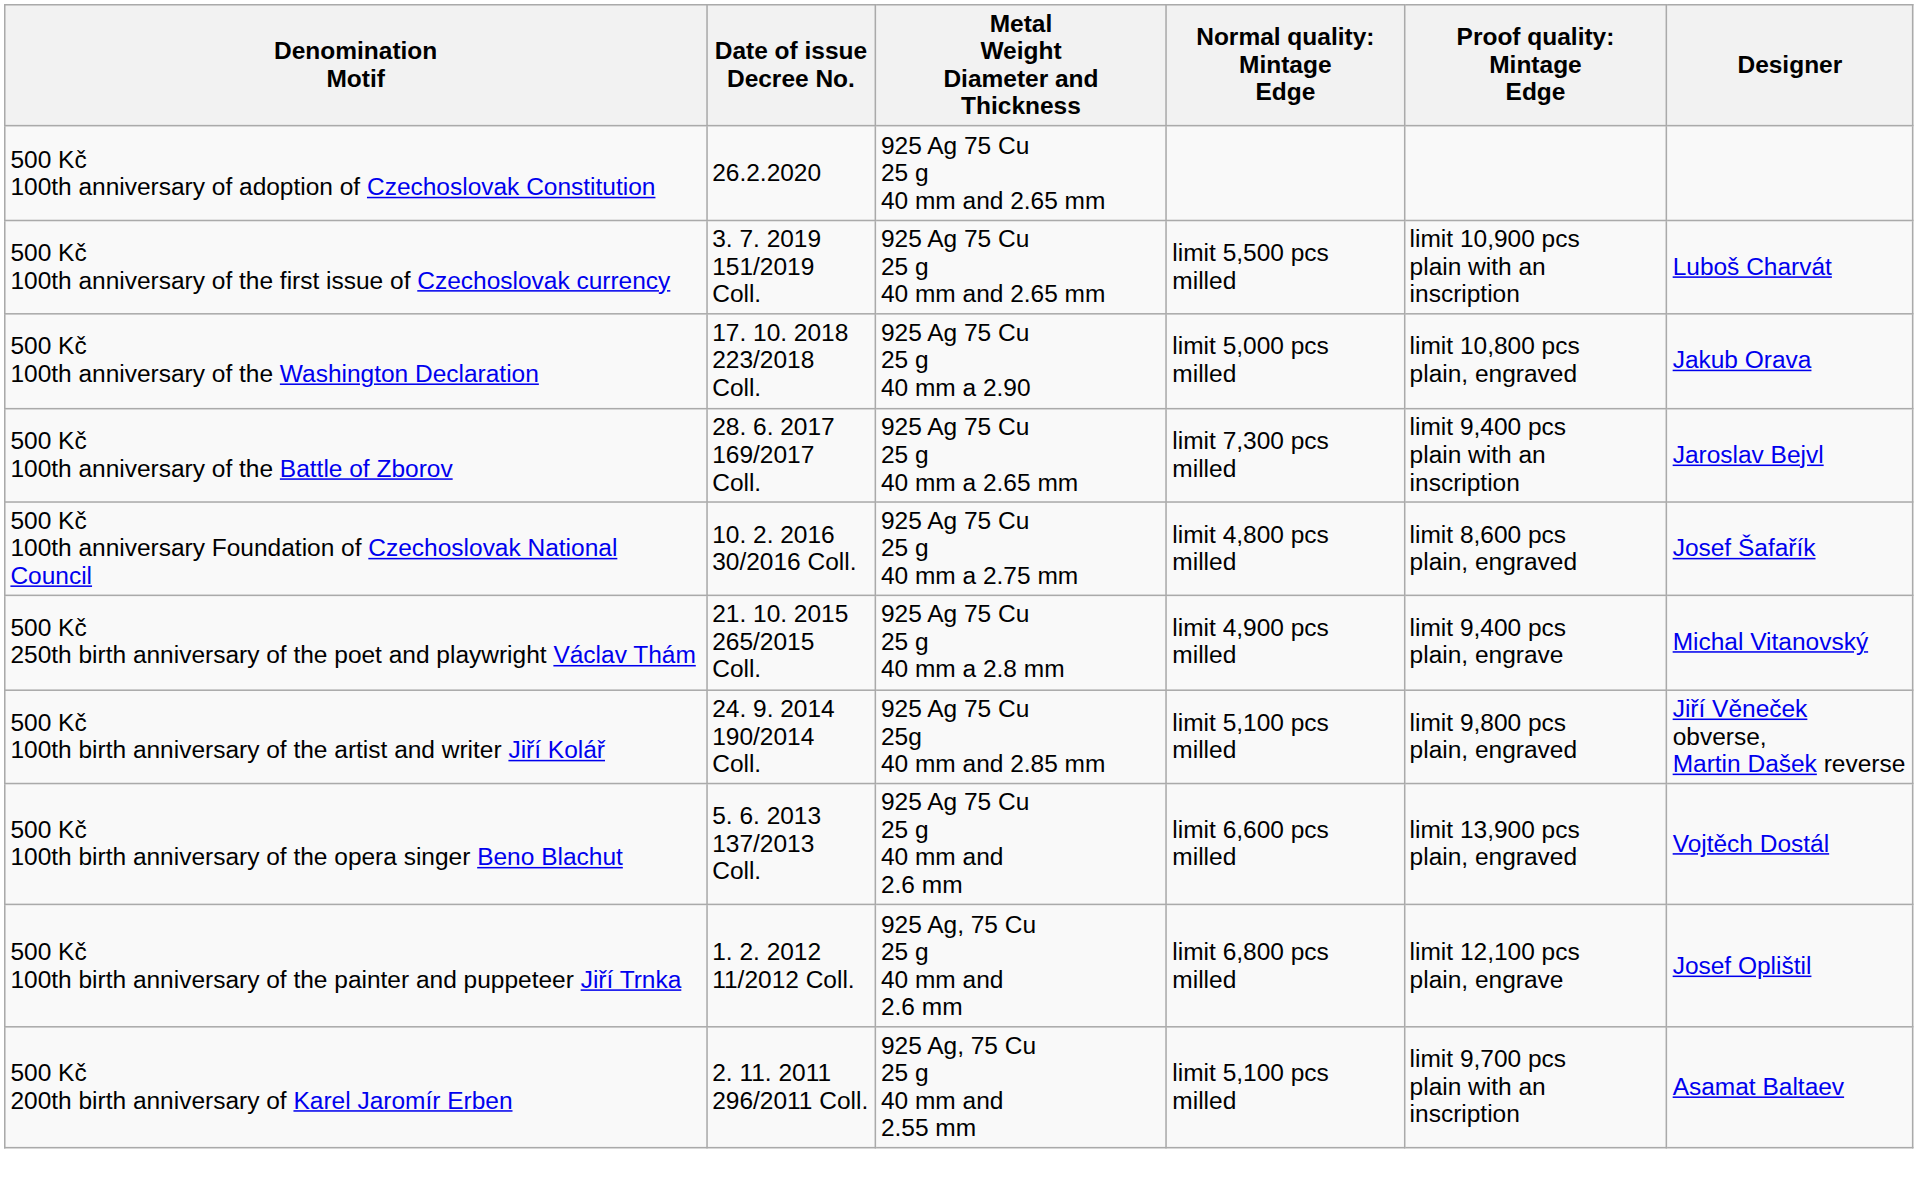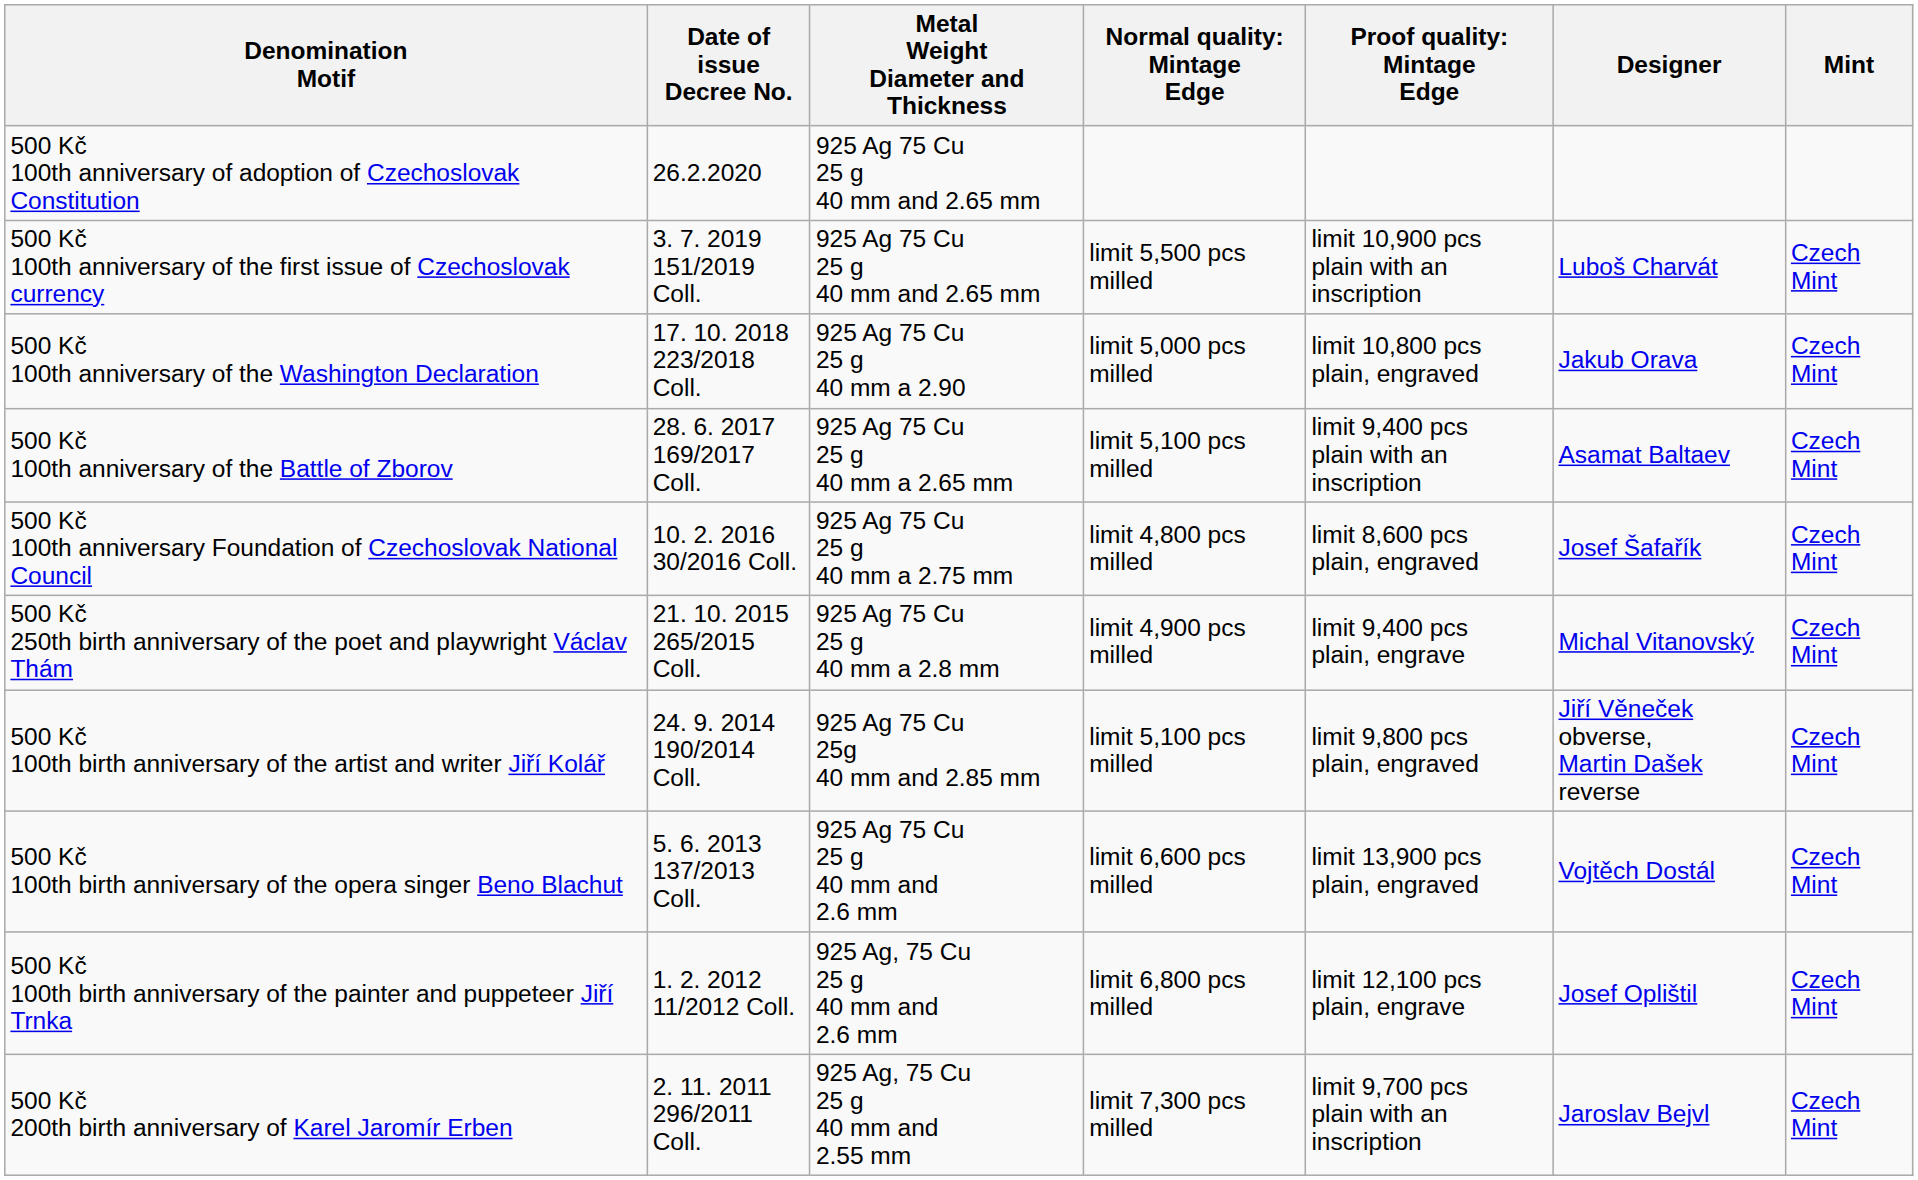+ column: (1849, 65)
(1251, 454) limit 7,300 pcs milled -> (1167, 454) limit 5,100 pcs milled
(1748, 454) Jaroslav Bejvl -> (1644, 454) Asamat Baltaev
(1251, 1086) limit 5,100 pcs milled -> (1167, 1114) limit 7,300 pcs milled
(1758, 1086) Asamat Baltaev -> (1634, 1114) Jaroslav Bejvl
